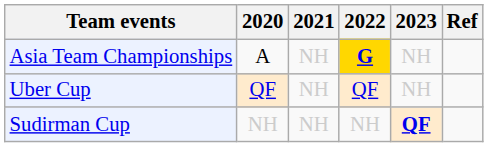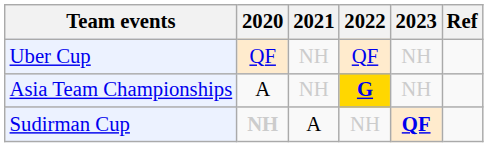rows swapped: (121, 56) <-> (50, 90)
(263, 124) normal -> (263, 124) bold
(314, 124) NH -> (314, 124) A
